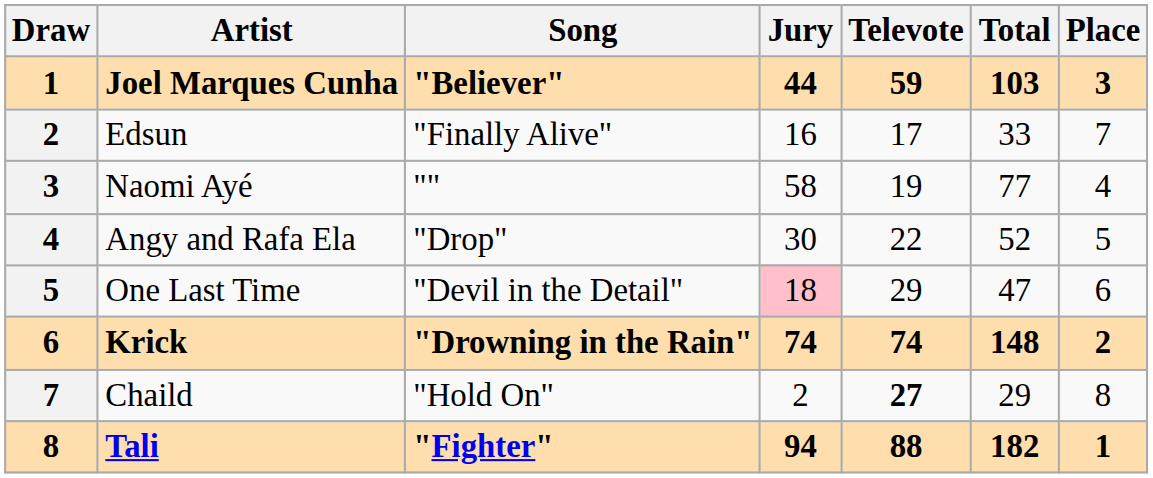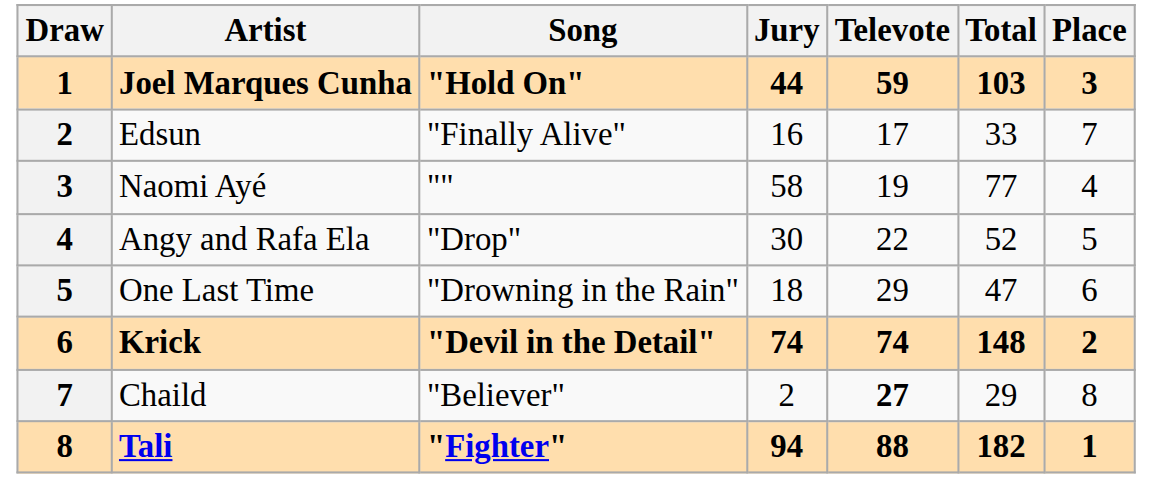(489, 82) "Believer" -> (506, 82) "Hold On"
(548, 290) "Devil in the Detail" -> (583, 290) "Drowning in the Rain"
(800, 290) pink background -> (787, 290) no background
(583, 342) "Drowning in the Rain" -> (571, 342) "Devil in the Detail"
(484, 394) "Hold On" -> (496, 394) "Believer"
